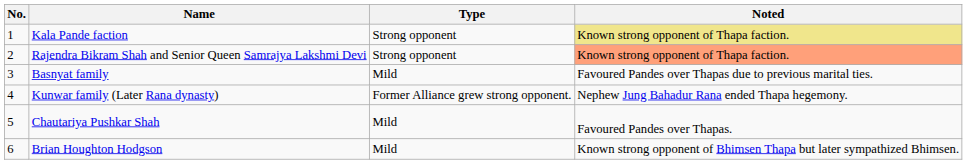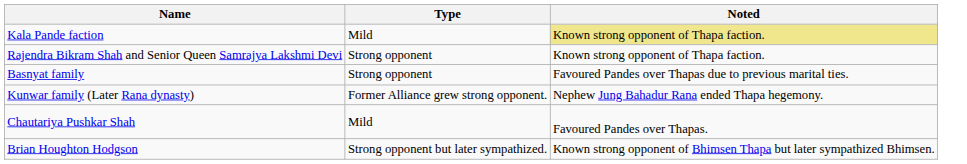- column: (17, 14)
(414, 34) Strong opponent -> (360, 34) Mild
(683, 54) lightsalmon background -> (659, 54) no background
(385, 74) Mild -> (390, 74) Strong opponent
(385, 149) Mild -> (448, 149) Strong opponent but later sympathized.
